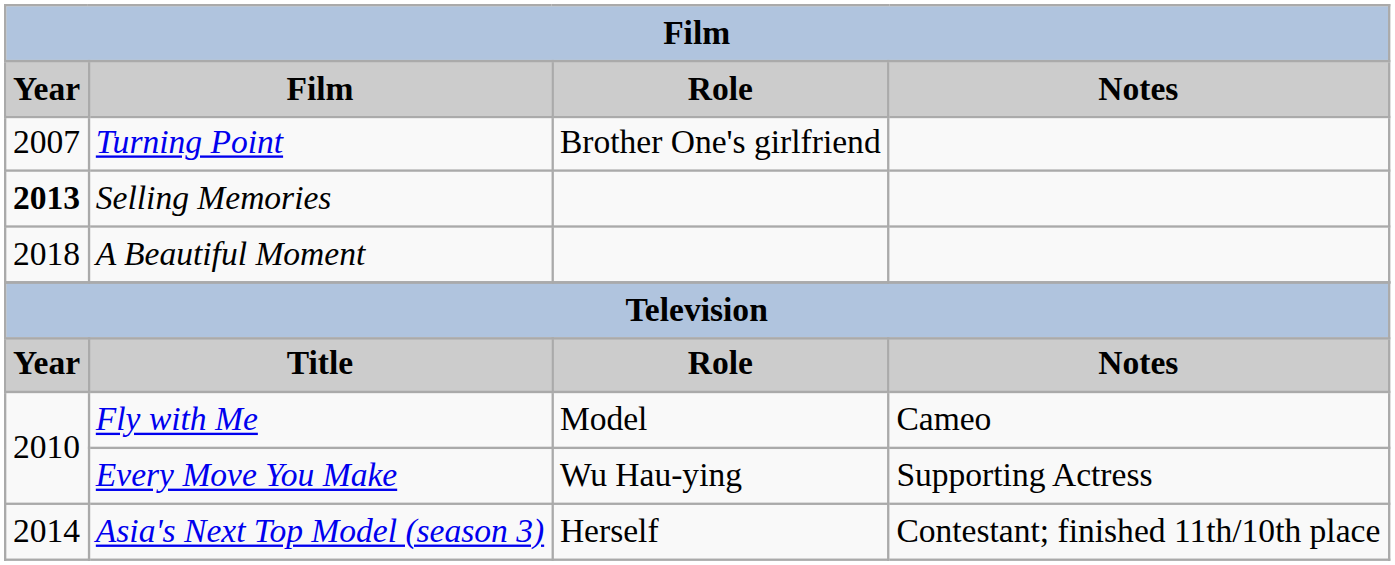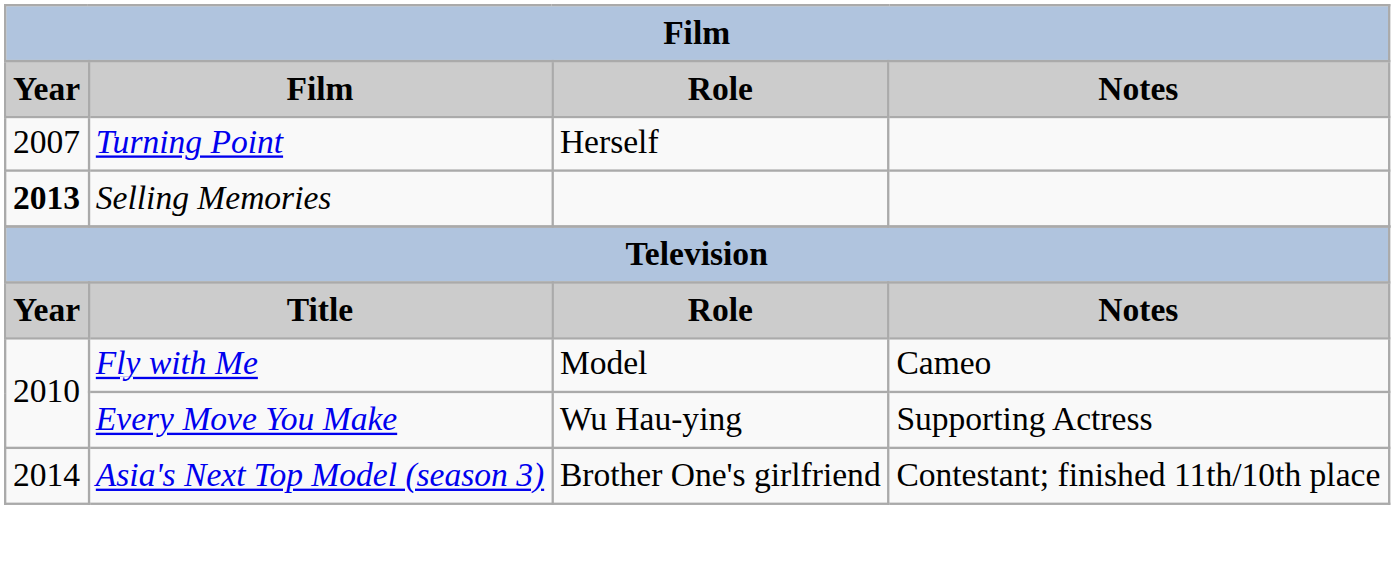(720, 143) Brother One's girlfriend -> (609, 143) Herself
- row: (231, 253)
(609, 530) Herself -> (720, 475) Brother One's girlfriend
